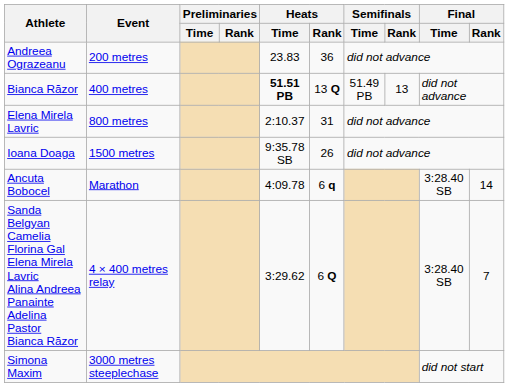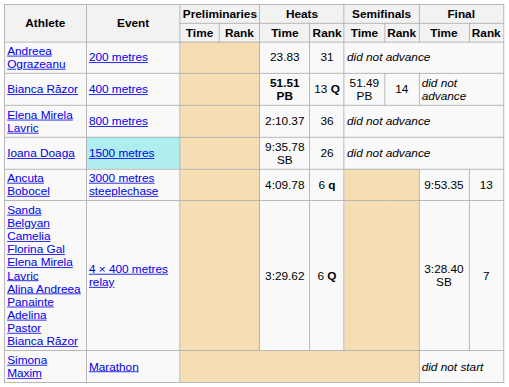(327, 58) 36 -> (327, 58) 31
(402, 90) 13 -> (402, 90) 14
(327, 122) 31 -> (327, 122) 36
(122, 153) no background -> (122, 153) paleturquoise background
(114, 185) Marathon -> (124, 185) 3000 metres steeplechase
(444, 185) 3:28.40 SB -> (444, 185) 9:53.35
(486, 185) 14 -> (486, 185) 13
(124, 367) 3000 metres steeplechase -> (114, 367) Marathon
